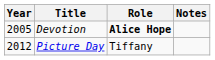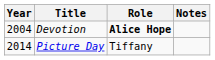(19, 30) 2005 -> (19, 30) 2004
(19, 46) 2012 -> (19, 46) 2014
